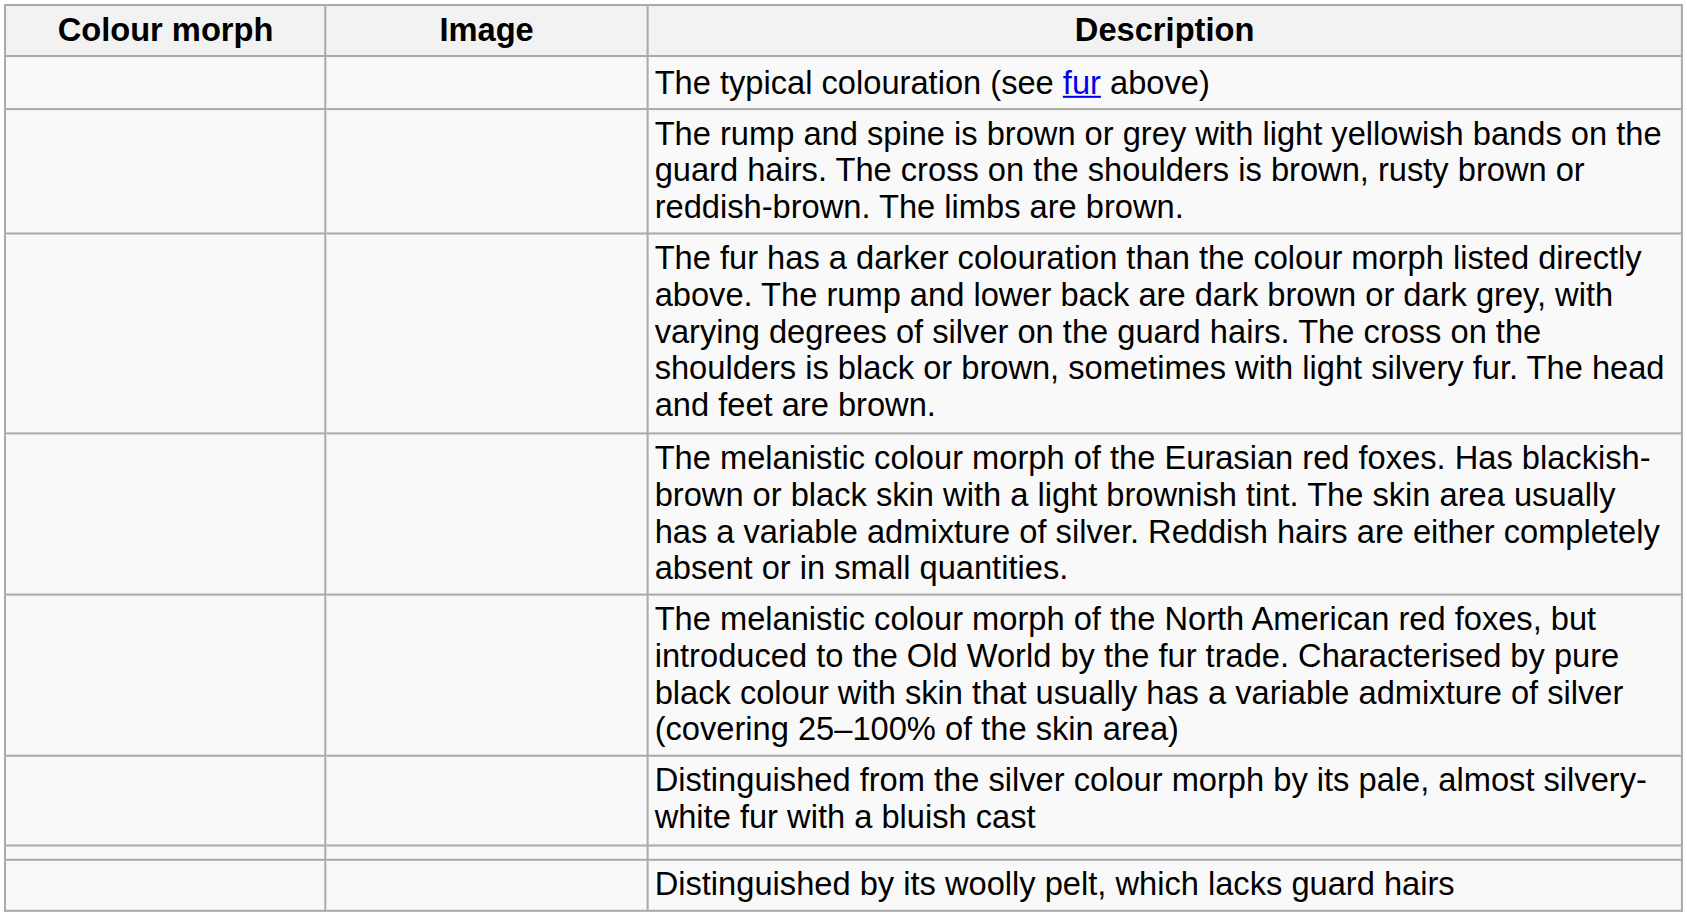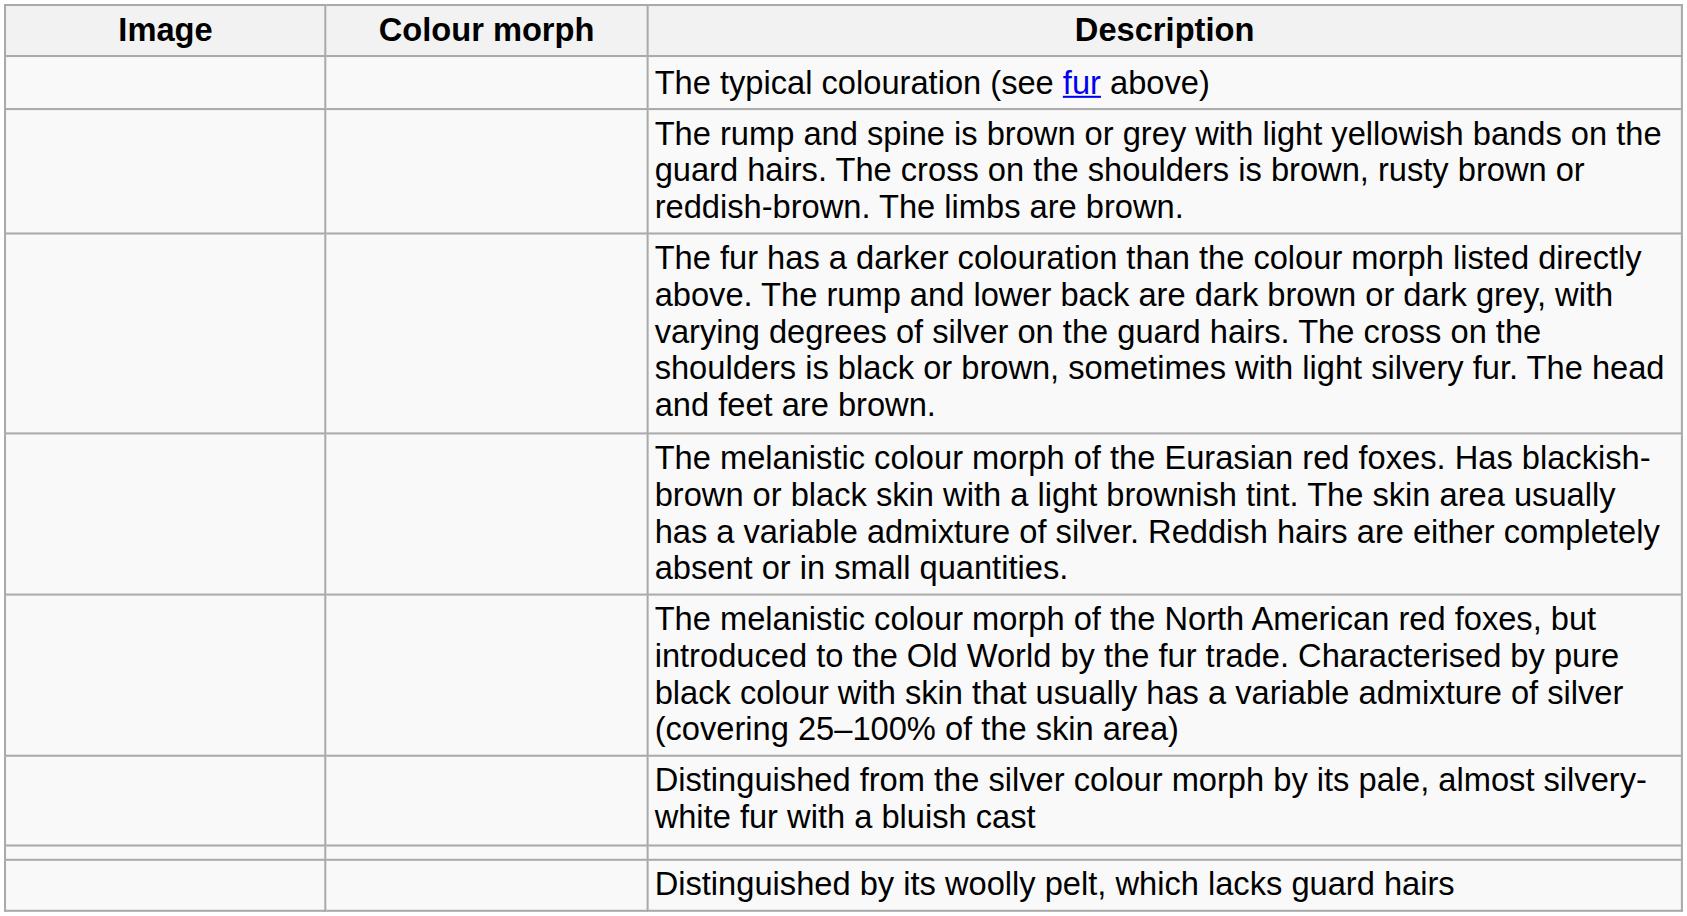columns swapped: (166, 30) <-> (487, 30)
